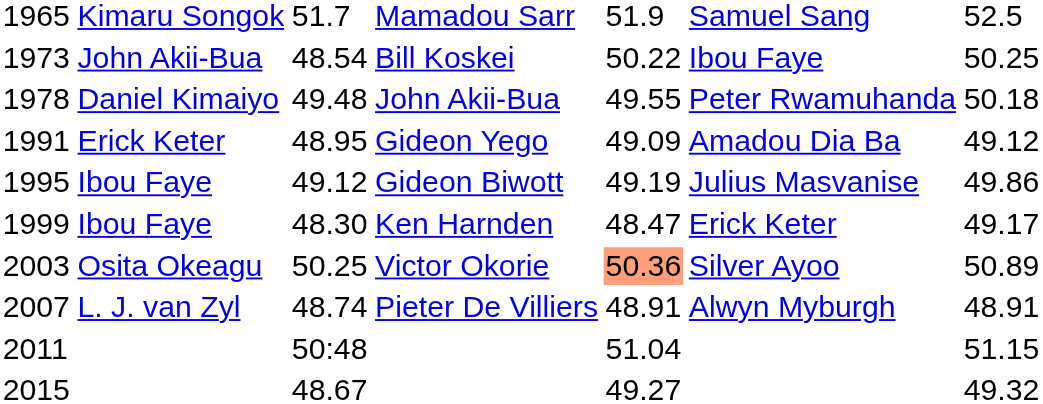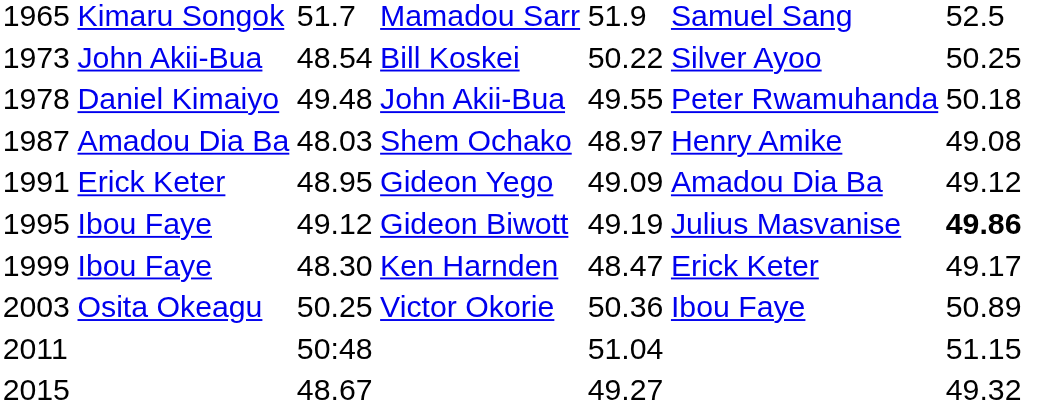(756, 57) Ibou Faye -> (746, 57) Silver Ayoo
+ row: (36, 140)
(1002, 182) normal -> (984, 224) bold
(643, 265) lightsalmon background -> (626, 307) no background
(764, 265) Silver Ayoo -> (738, 307) Ibou Faye
- row: (36, 307)
